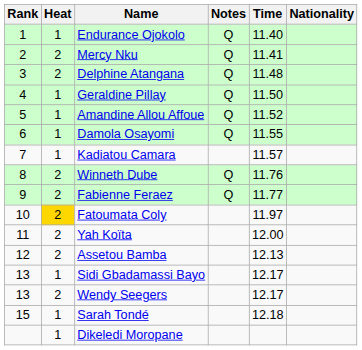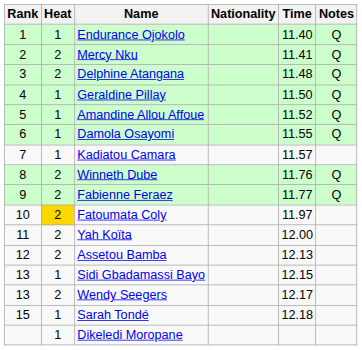columns swapped: (322, 14) <-> (229, 14)
(268, 275) 12.17 -> (297, 275) 12.15
